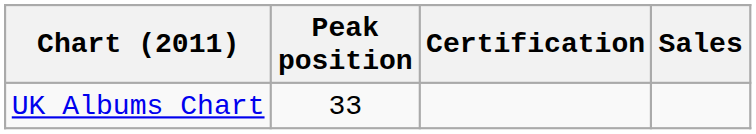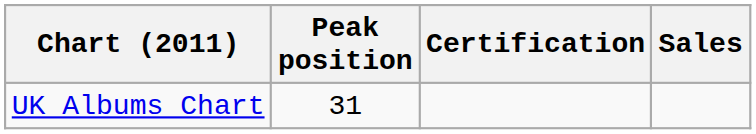(345, 106) 33 -> (345, 106) 31
